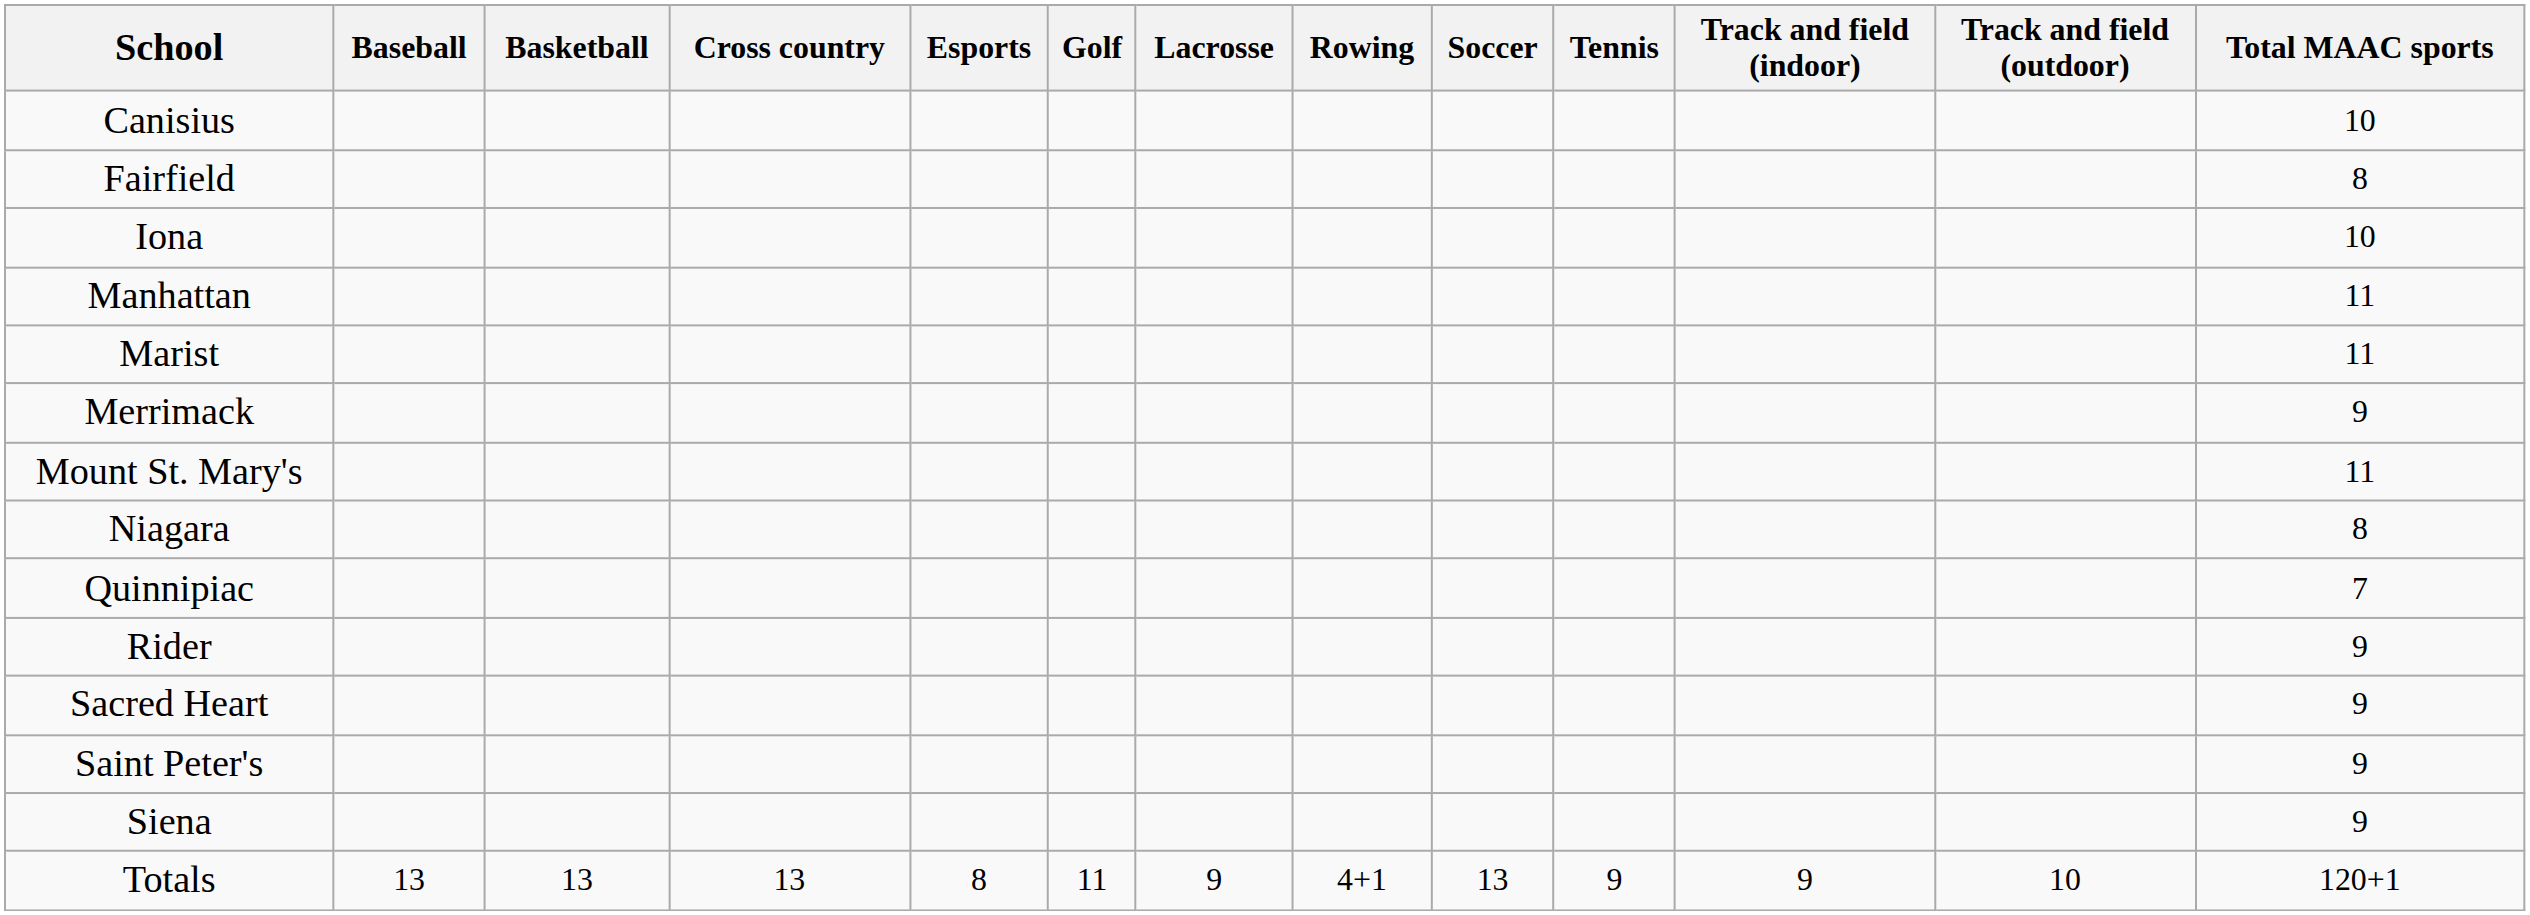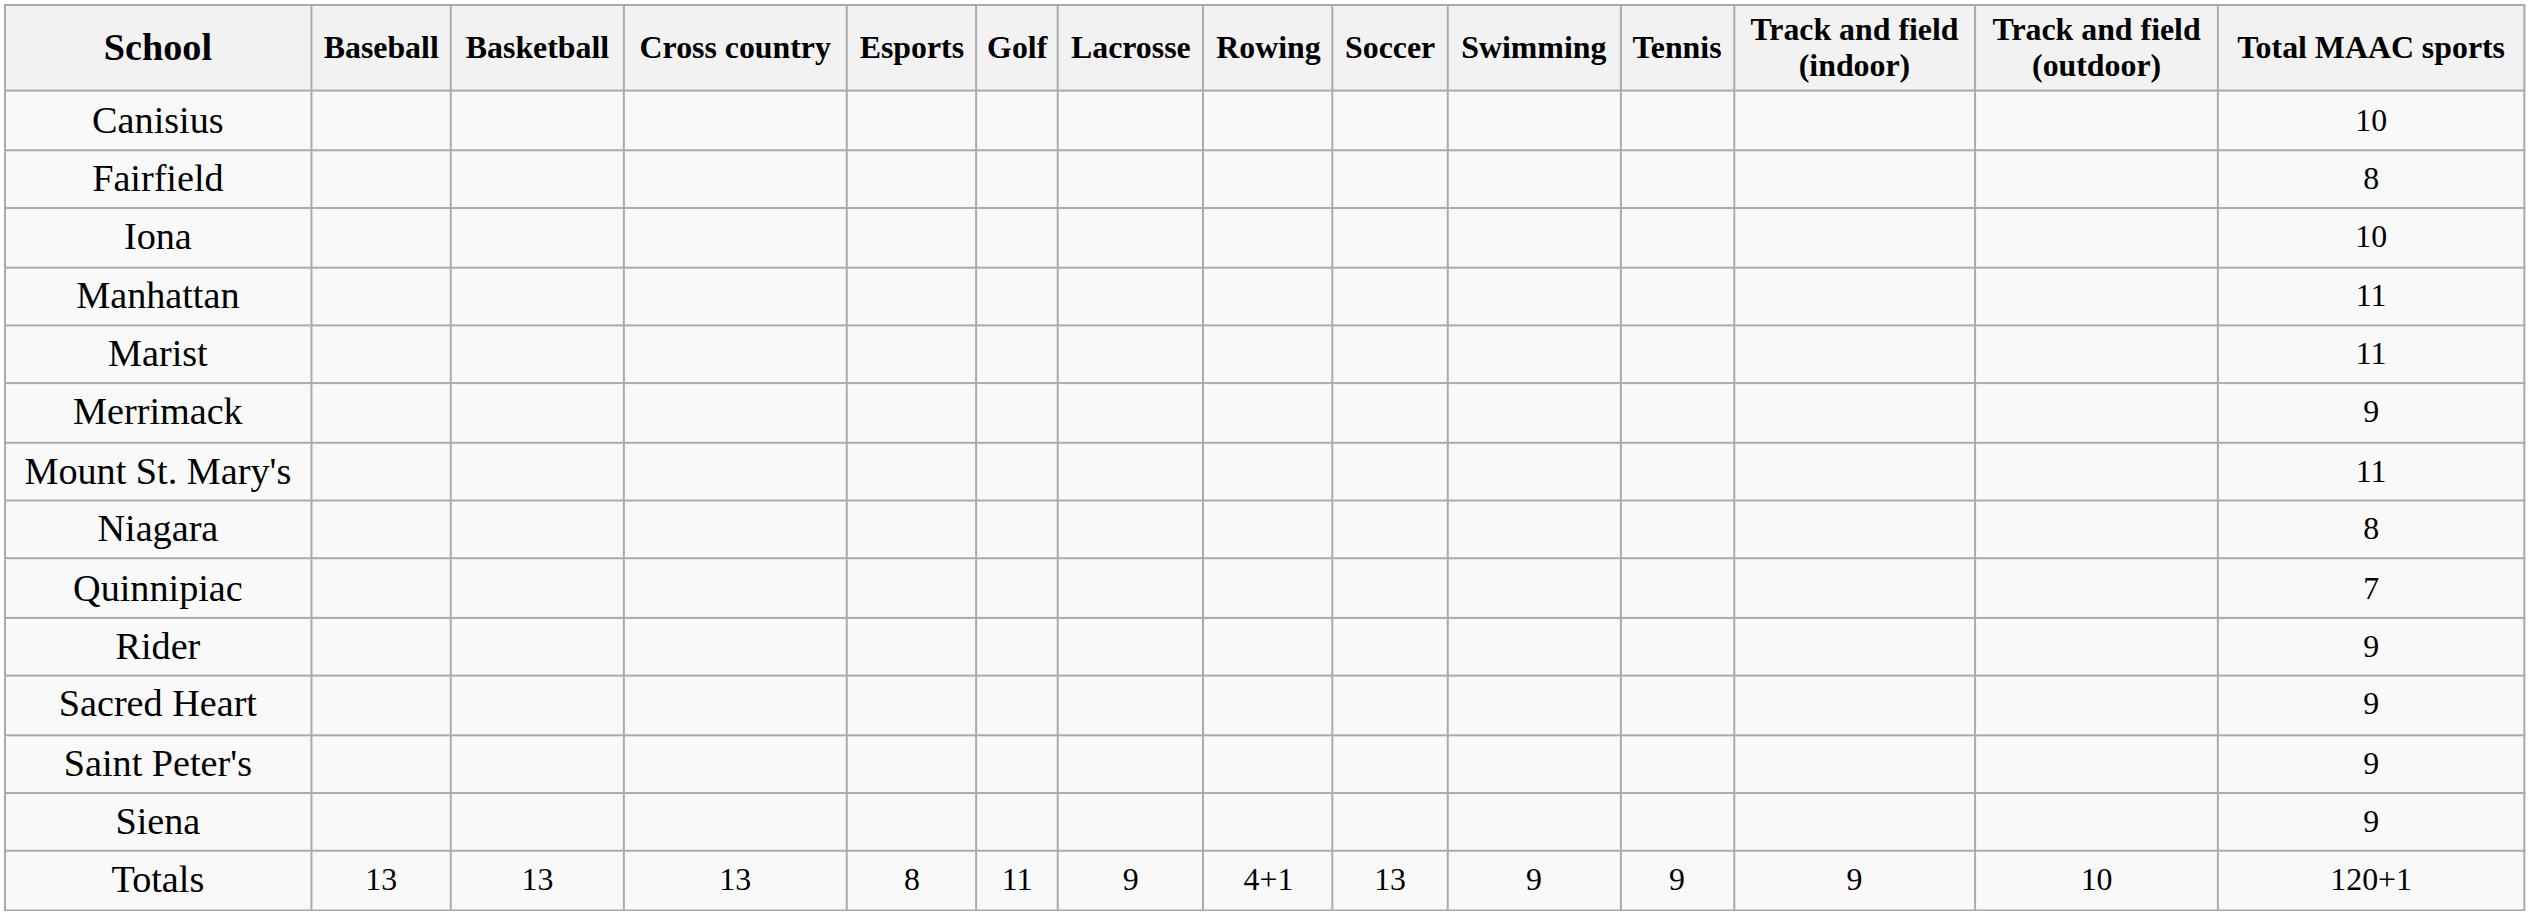+ column: (1534, 47)
